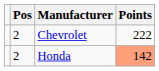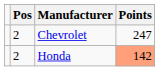(142, 35) 222 -> (142, 35) 247
